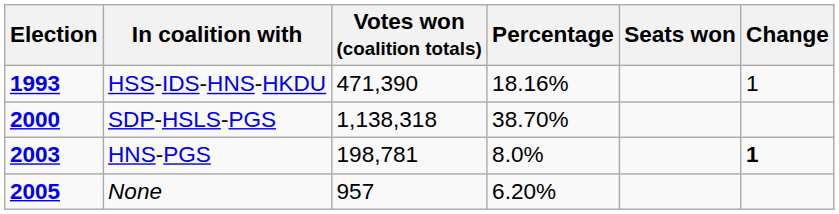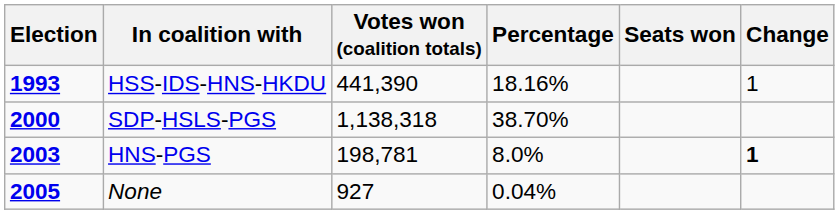(377, 83) 471,390 -> (377, 83) 441,390
(355, 190) 957 -> (355, 190) 927
(524, 190) 6.20% -> (524, 190) 0.04%
